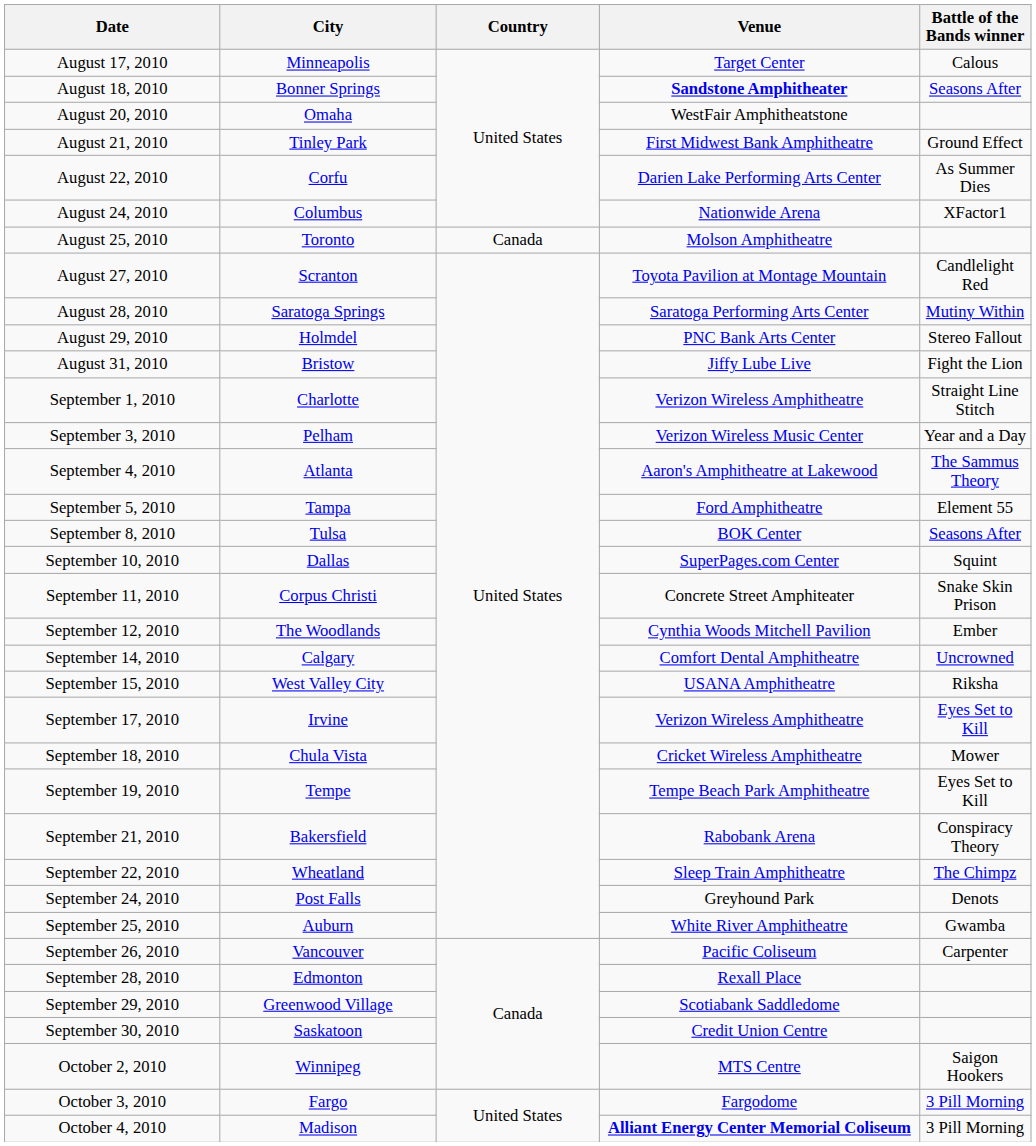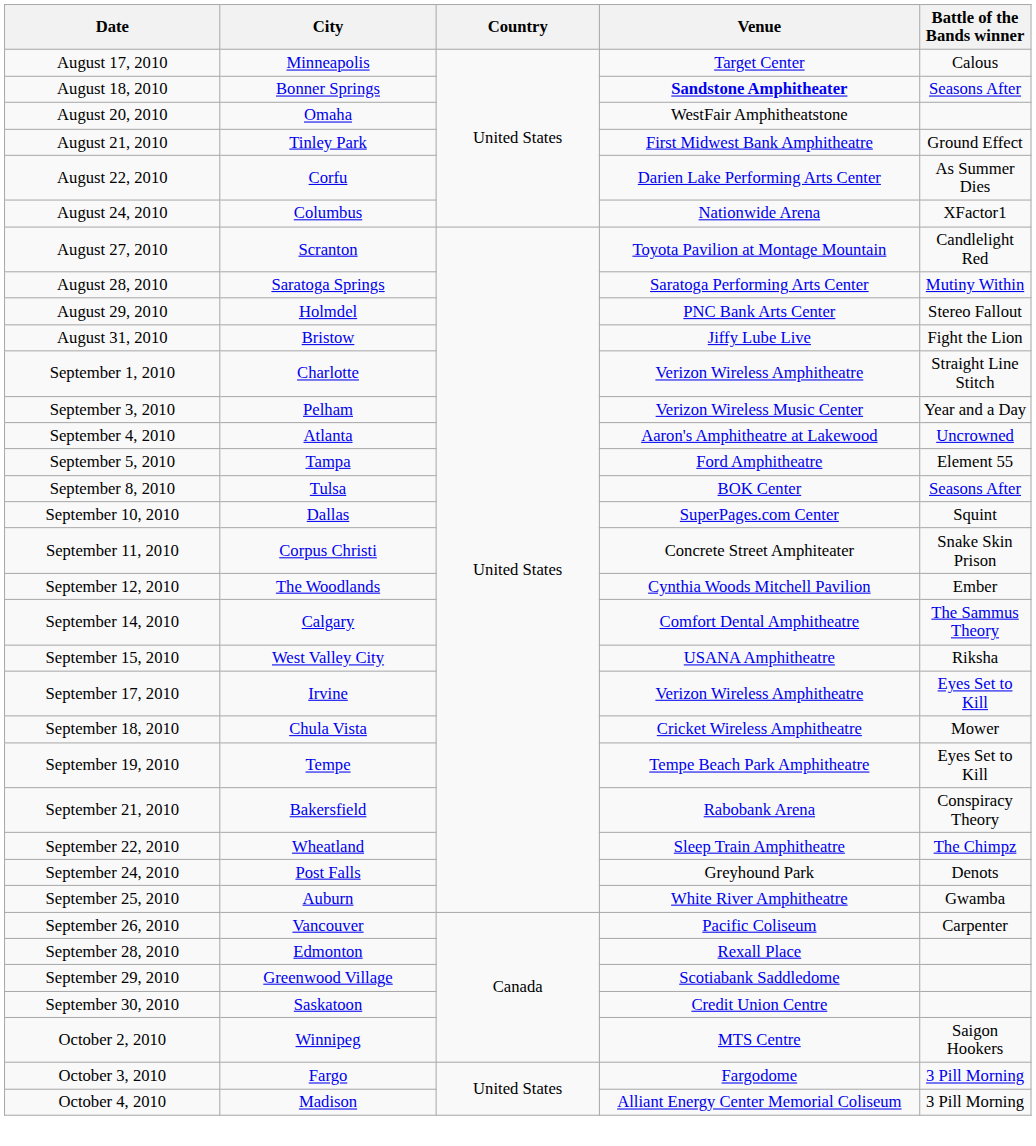- row: (112, 239)
(975, 471) The Sammus Theory -> (975, 435) Uncrowned
(975, 657) Uncrowned -> (975, 622) The Sammus Theory
(759, 1128) bold -> (759, 1102) normal
